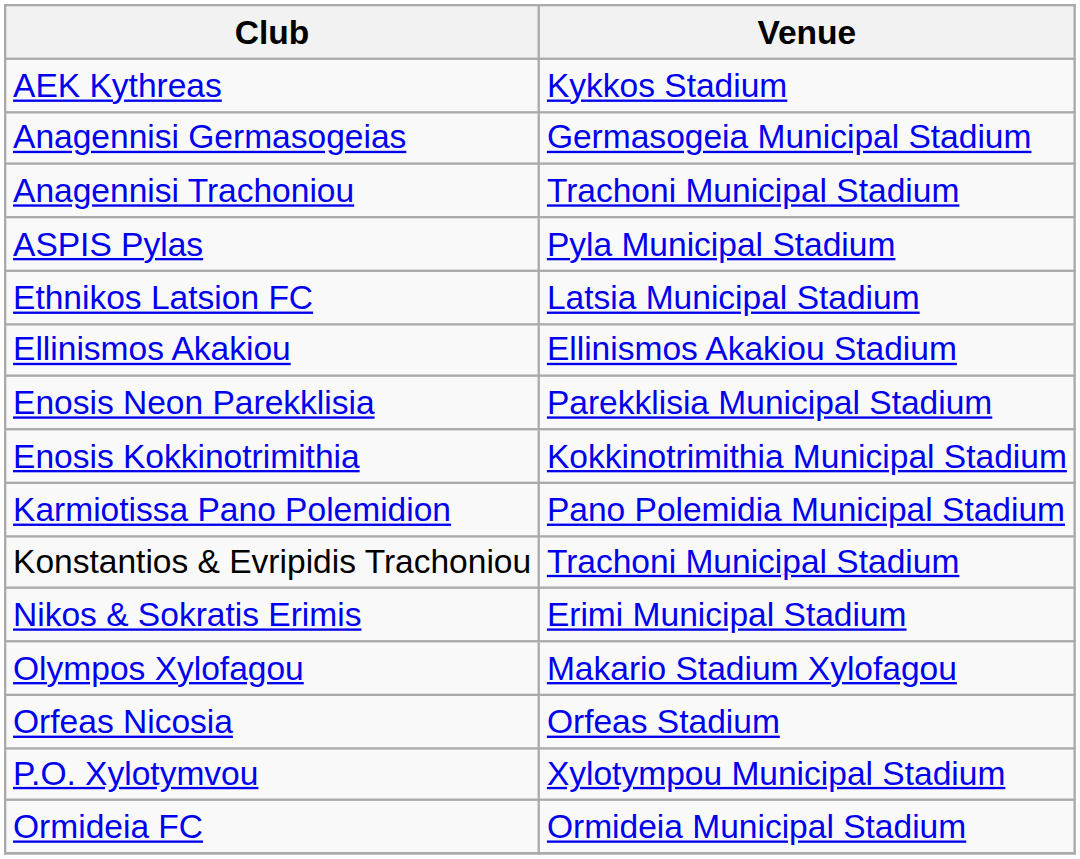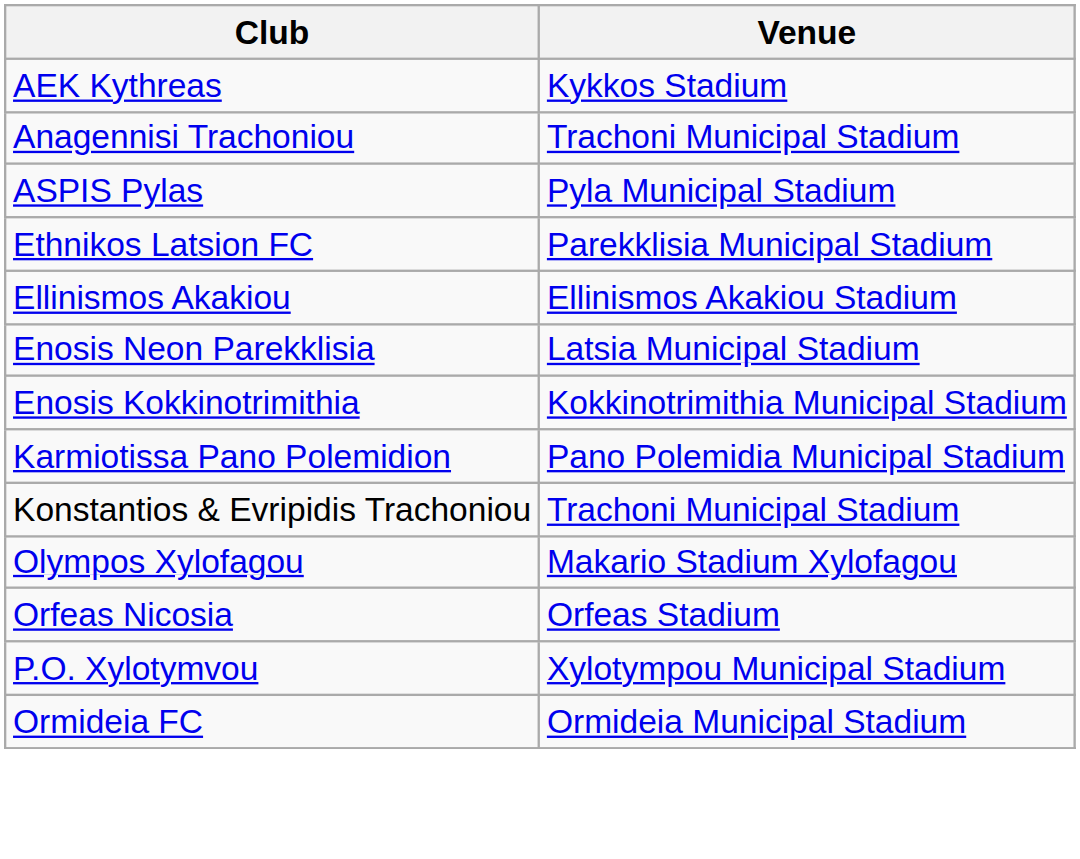- row: (210, 138)
(733, 297) Latsia Municipal Stadium -> (770, 244) Parekklisia Municipal Stadium
(770, 403) Parekklisia Municipal Stadium -> (733, 350) Latsia Municipal Stadium
- row: (187, 615)
